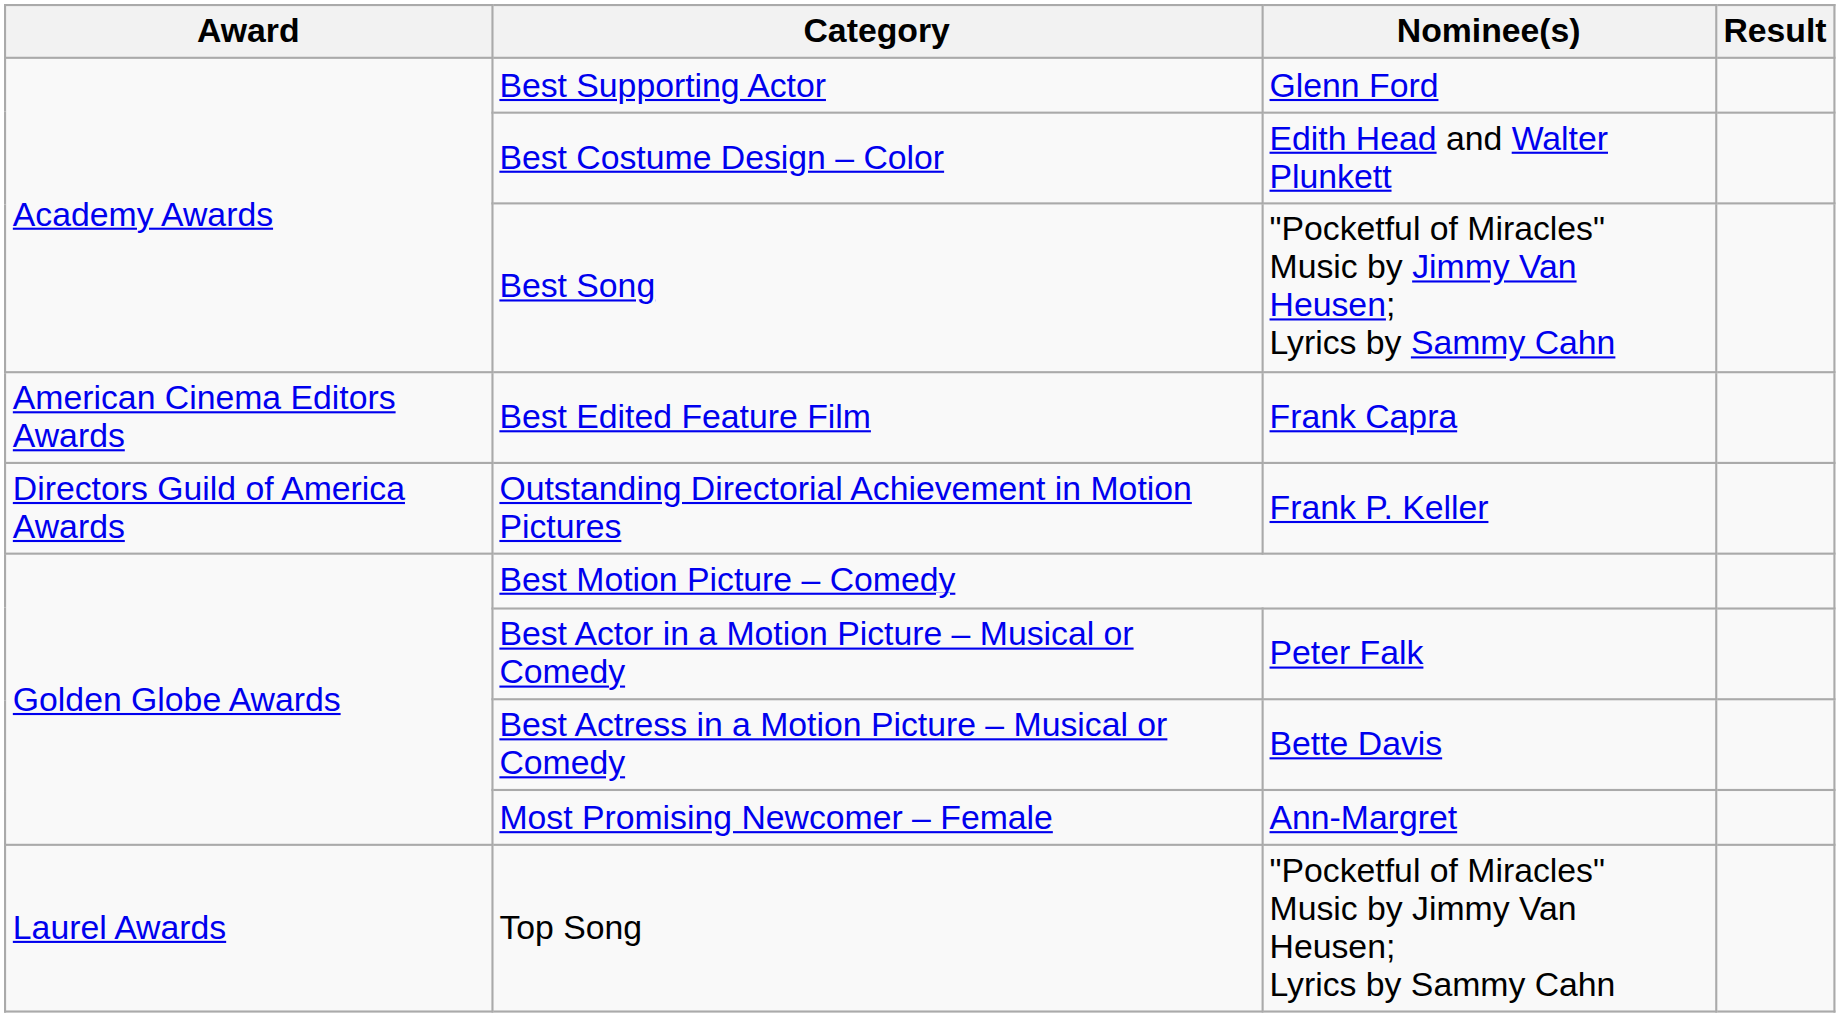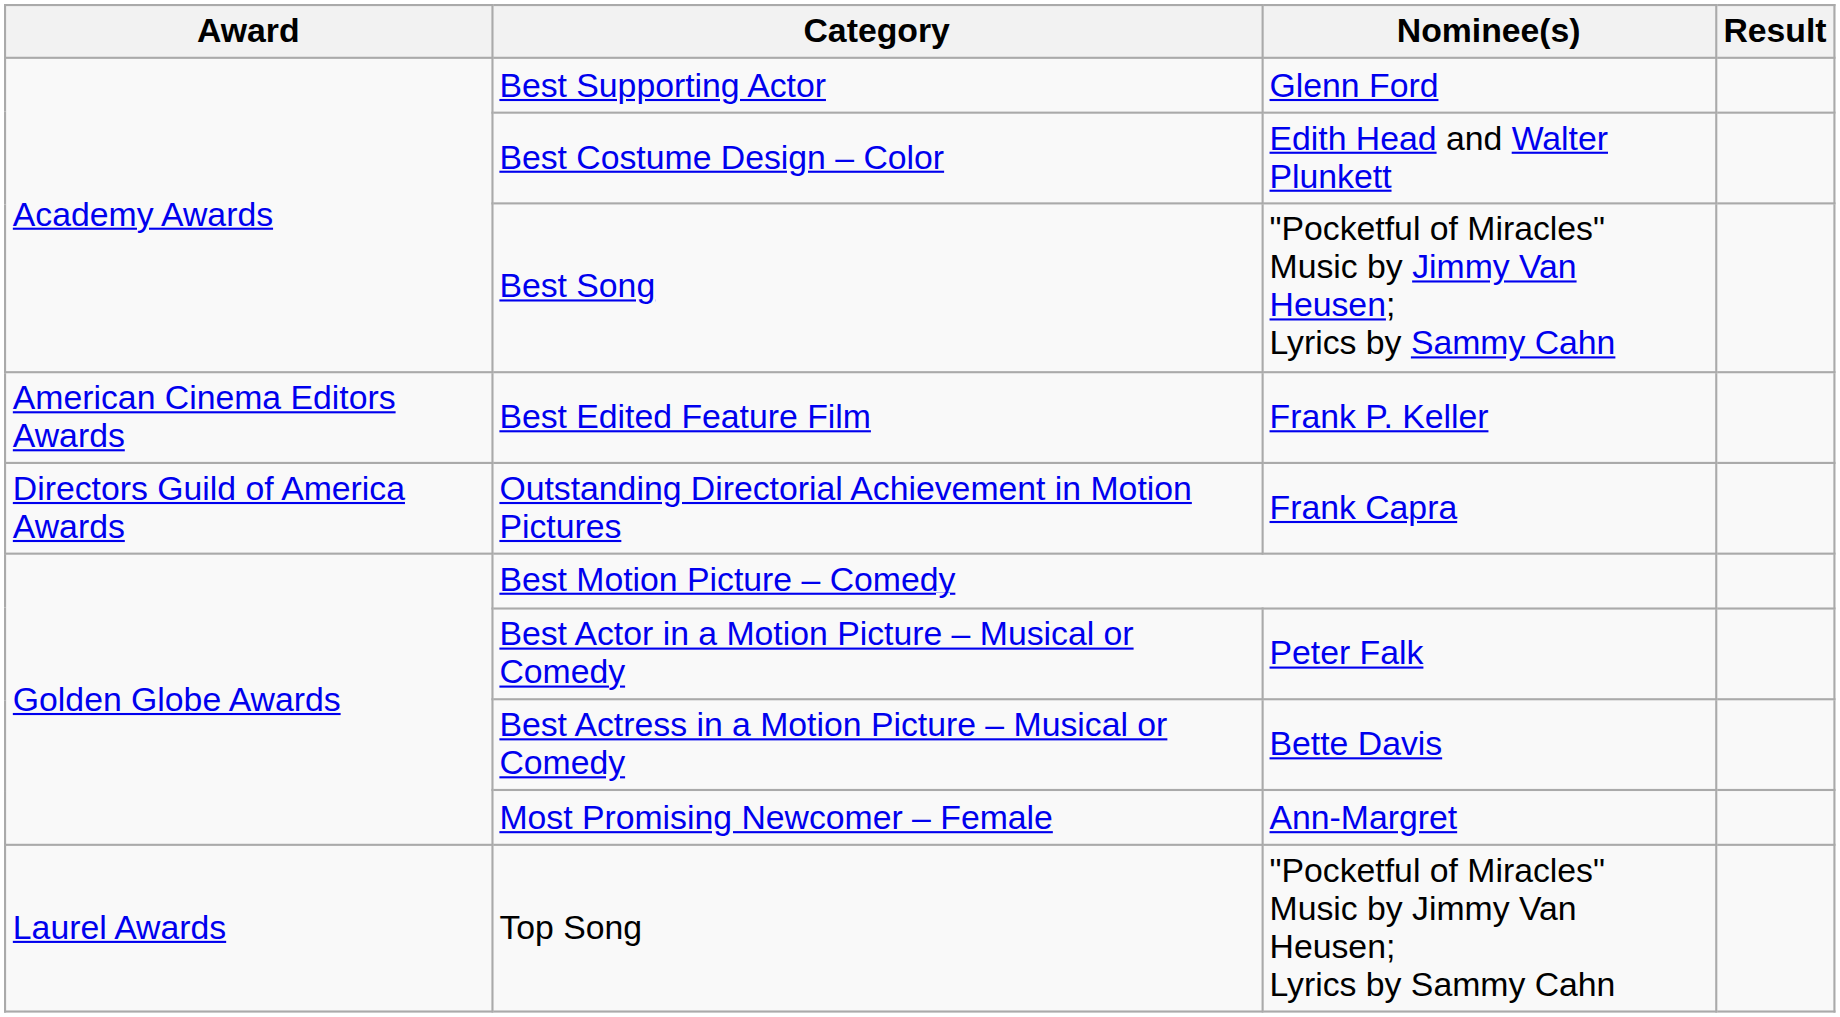(1363, 416) Frank Capra -> (1379, 416) Frank P. Keller
(1379, 507) Frank P. Keller -> (1363, 507) Frank Capra
